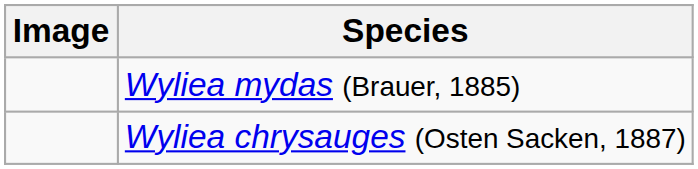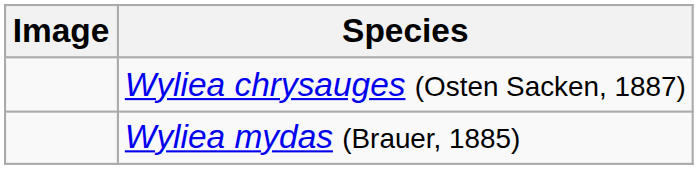rows swapped: (405, 137) <-> (323, 84)
